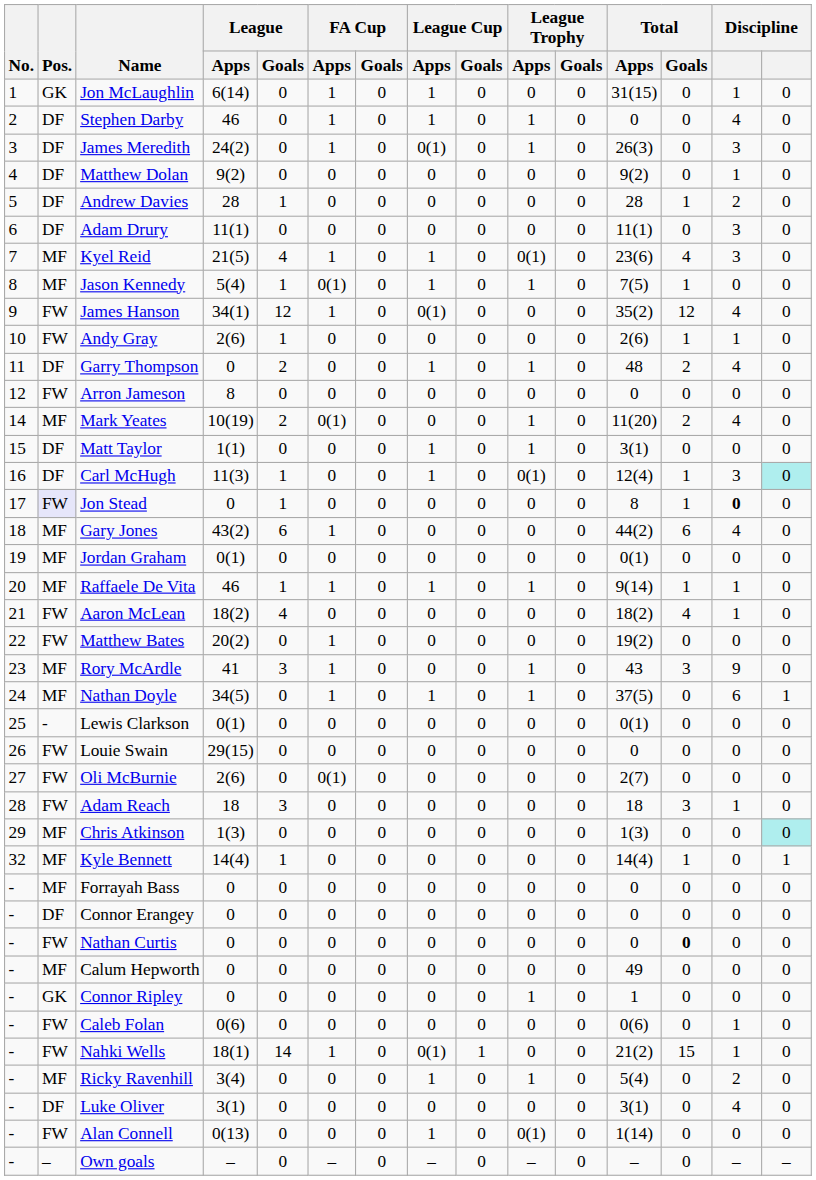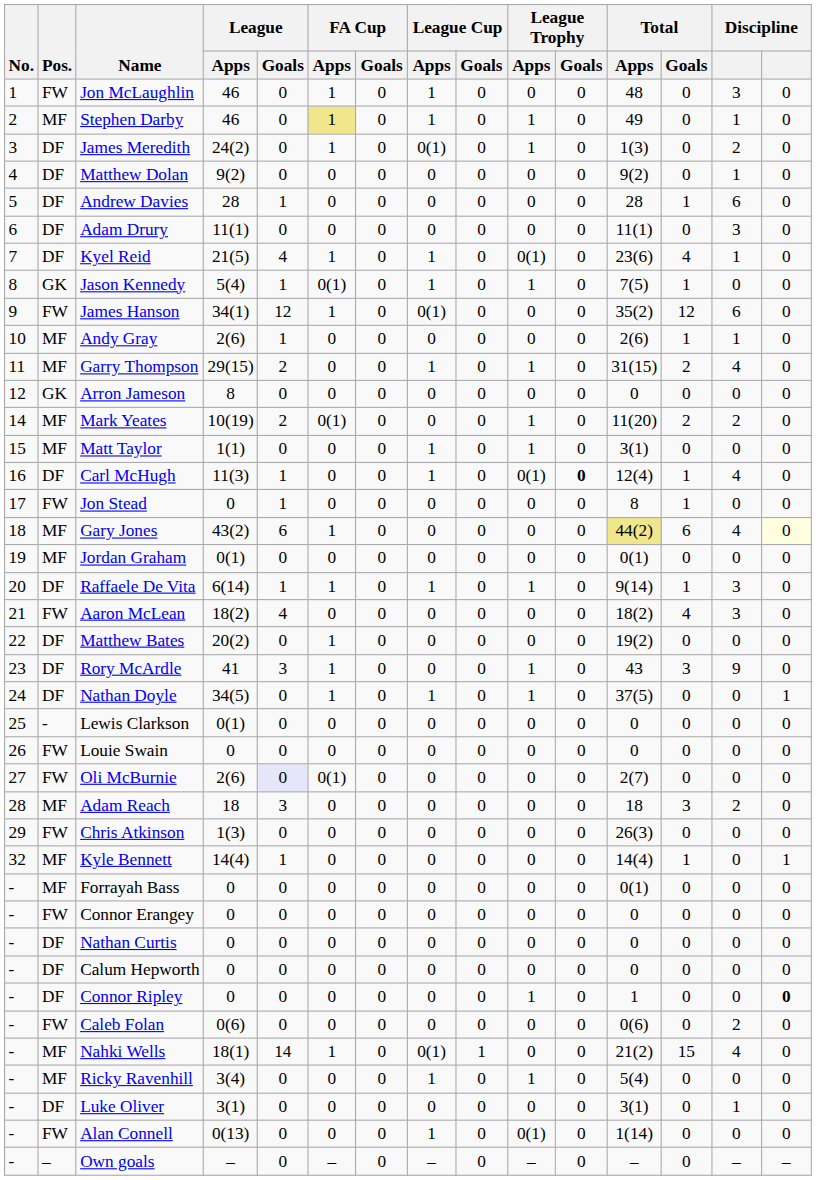(54, 92) GK -> (55, 92) FW
(231, 92) 6(14) -> (231, 92) 46
(634, 92) 31(15) -> (634, 92) 48
(736, 92) 1 -> (736, 92) 3
(53, 119) DF -> (54, 119) MF
(332, 119) no background -> (332, 119) khaki background
(634, 119) 0 -> (634, 119) 49
(736, 119) 4 -> (736, 119) 1
(634, 147) 26(3) -> (634, 147) 1(3)
(736, 147) 3 -> (736, 147) 2
(736, 202) 2 -> (736, 202) 6
(54, 256) MF -> (53, 256) DF
(736, 256) 3 -> (736, 256) 1
(54, 284) MF -> (54, 284) GK
(736, 311) 4 -> (736, 311) 6
(55, 339) FW -> (54, 339) MF
(53, 366) DF -> (54, 366) MF
(231, 366) 0 -> (231, 366) 29(15)
(634, 366) 48 -> (634, 366) 31(15)
(55, 393) FW -> (54, 393) GK
(736, 421) 4 -> (736, 421) 2
(53, 448) DF -> (54, 448) MF
(581, 476) normal -> (581, 476) bold
(736, 476) 3 -> (736, 476) 4
(786, 476) paleturquoise background -> (786, 476) no background
(55, 503) lavender background -> (55, 503) no background
(736, 503) bold -> (736, 503) normal
(634, 530) no background -> (634, 530) khaki background
(786, 530) no background -> (786, 530) lightyellow background
(54, 585) MF -> (53, 585) DF
(231, 585) 46 -> (231, 585) 6(14)
(736, 585) 1 -> (736, 585) 3
(736, 613) 1 -> (736, 613) 3
(55, 640) FW -> (53, 640) DF
(54, 667) MF -> (53, 667) DF
(54, 695) MF -> (53, 695) DF
(736, 695) 6 -> (736, 695) 0
(634, 722) 0(1) -> (634, 722) 0
(231, 750) 29(15) -> (231, 750) 0
(283, 777) no background -> (283, 777) lavender background
(55, 804) FW -> (54, 804) MF
(736, 804) 1 -> (736, 804) 2
(54, 832) MF -> (55, 832) FW
(634, 832) 1(3) -> (634, 832) 26(3)
(786, 832) paleturquoise background -> (786, 832) no background
(634, 887) 0 -> (634, 887) 0(1)
(53, 914) DF -> (55, 914) FW
(55, 942) FW -> (53, 942) DF
(686, 942) bold -> (686, 942) normal
(54, 969) MF -> (53, 969) DF
(634, 969) 49 -> (634, 969) 0
(54, 996) GK -> (53, 996) DF
(786, 996) normal -> (786, 996) bold
(736, 1024) 1 -> (736, 1024) 2
(55, 1051) FW -> (54, 1051) MF
(736, 1051) 1 -> (736, 1051) 4
(736, 1079) 2 -> (736, 1079) 0
(736, 1106) 4 -> (736, 1106) 1
